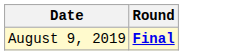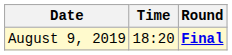+ column: (154, 16)
